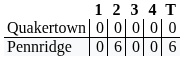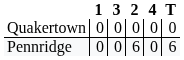columns swapped: (117, 10) <-> (135, 10)
